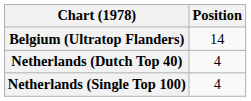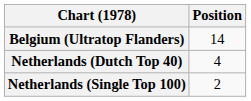(217, 84) 4 -> (217, 84) 2
